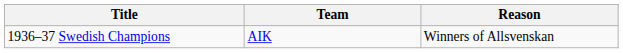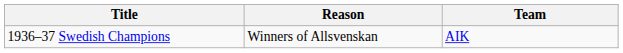columns swapped: (333, 15) <-> (519, 15)
